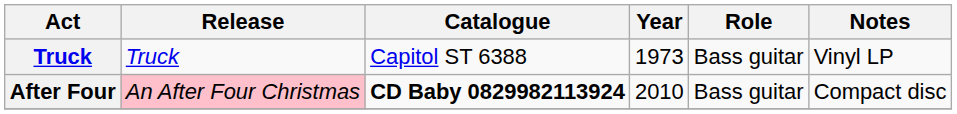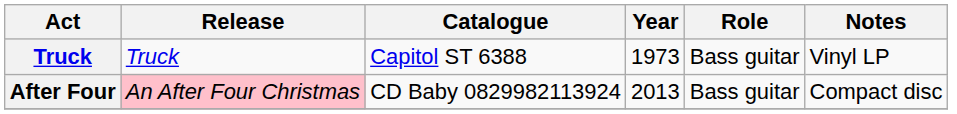(498, 91) bold -> (496, 91) normal
(659, 91) 2010 -> (655, 91) 2013
